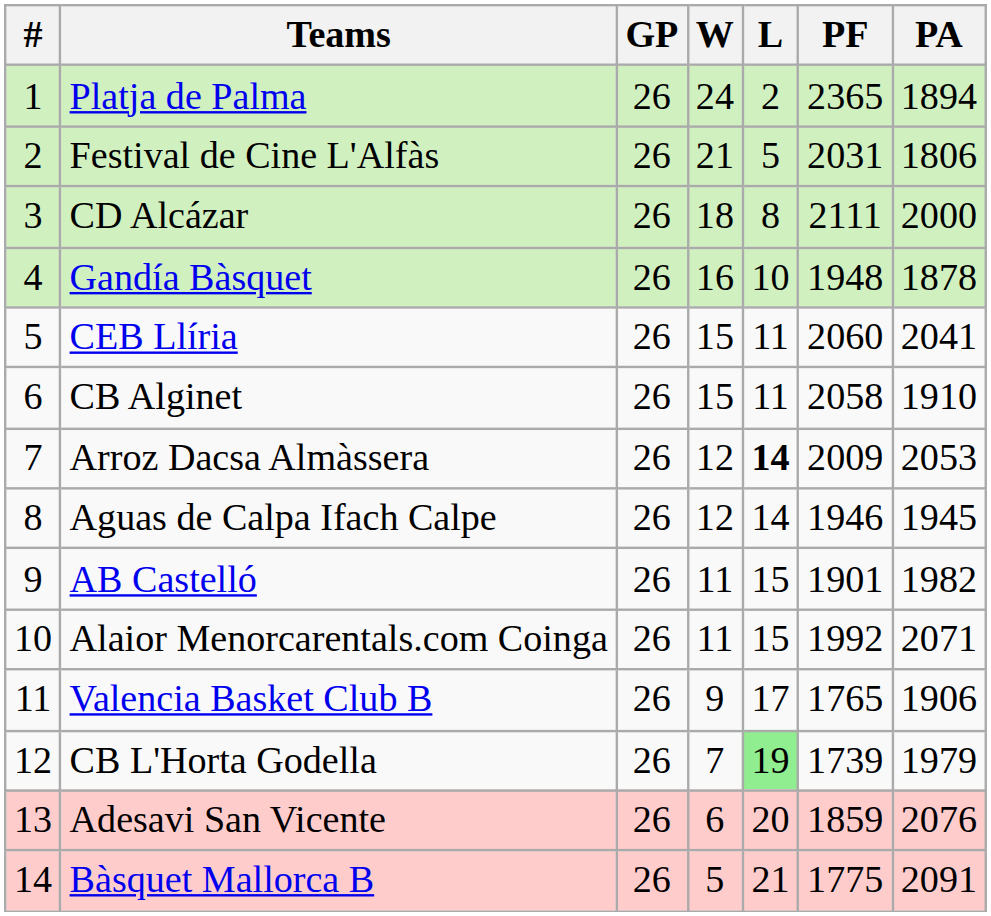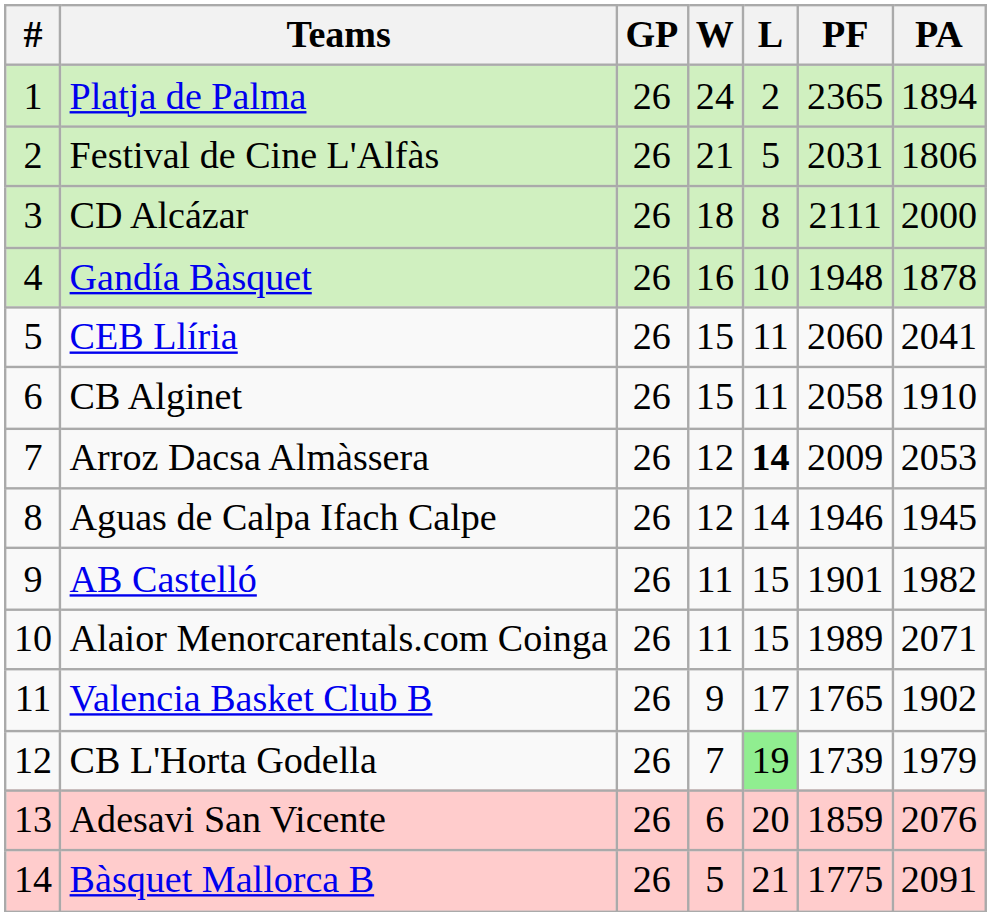(845, 638) 1992 -> (845, 638) 1989
(939, 699) 1906 -> (939, 699) 1902
